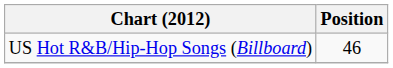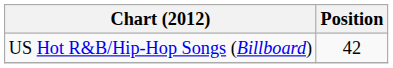(352, 47) 46 -> (352, 47) 42
